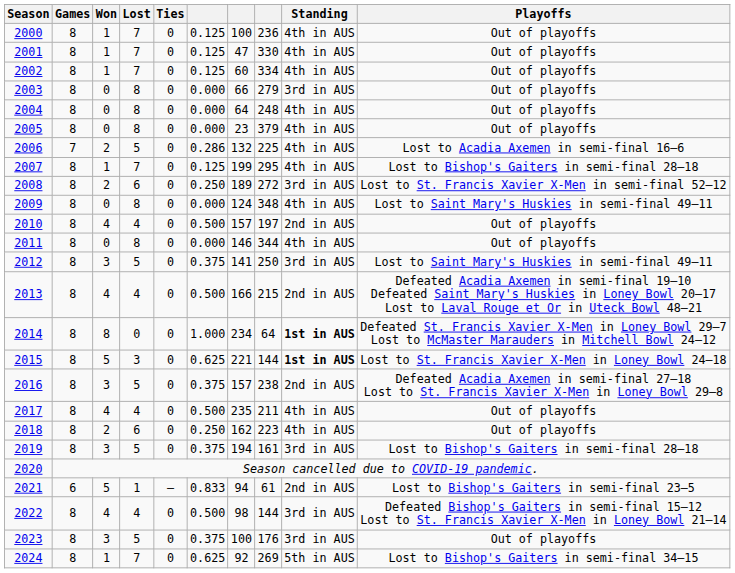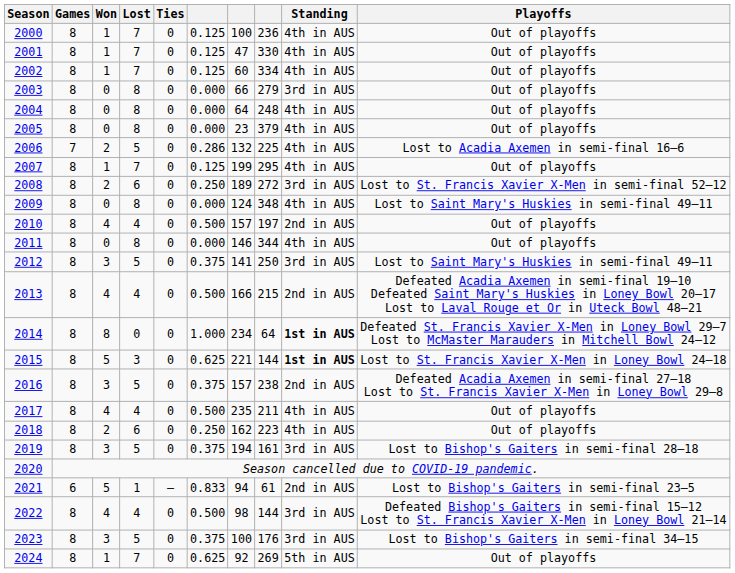(543, 167) Lost to Bishop's Gaiters in semi-final 28–18 -> (543, 167) Out of playoffs
(543, 539) Out of playoffs -> (543, 539) Lost to Bishop's Gaiters in semi-final 34–15
(543, 558) Lost to Bishop's Gaiters in semi-final 34–15 -> (543, 558) Out of playoffs
